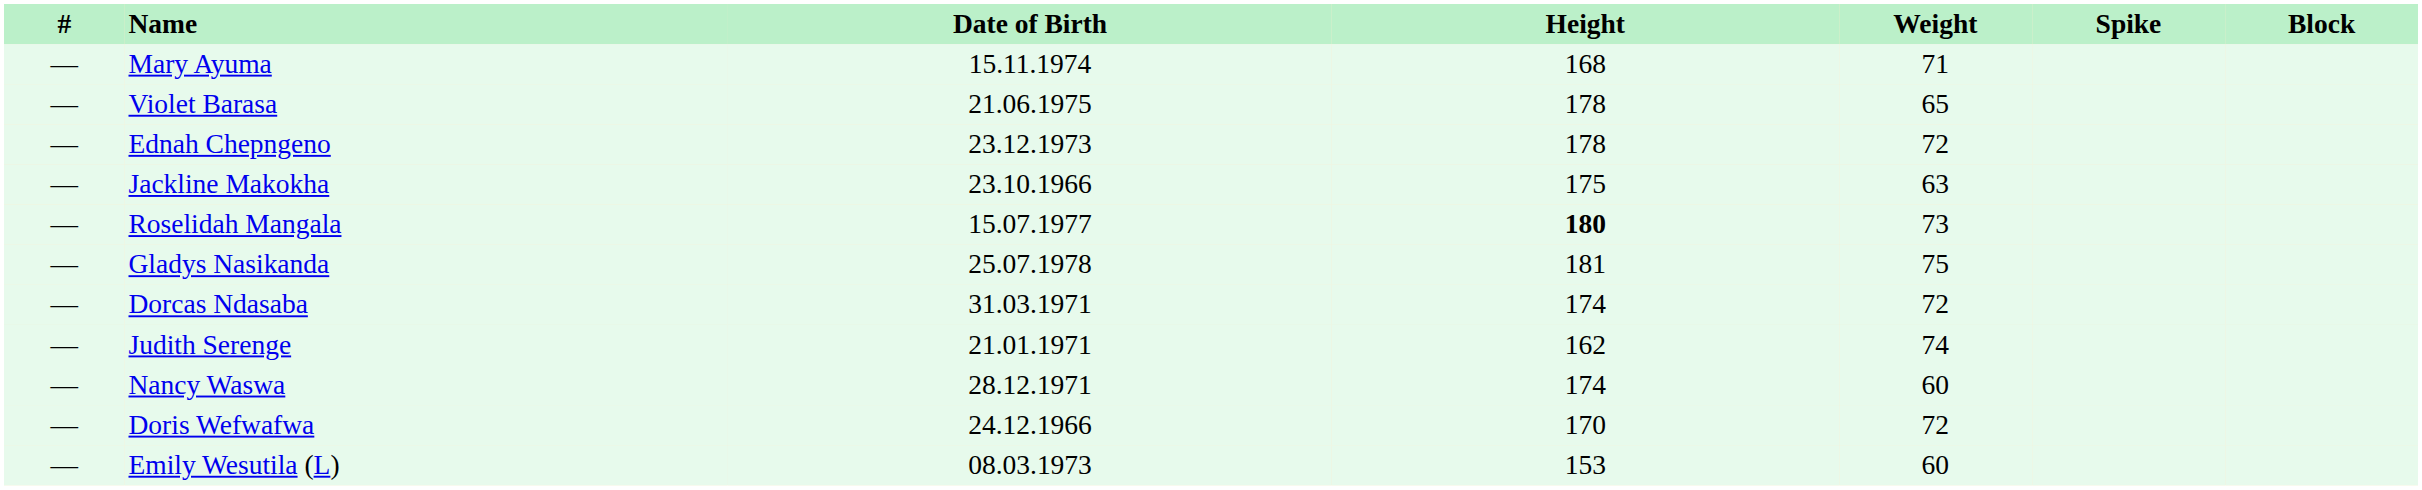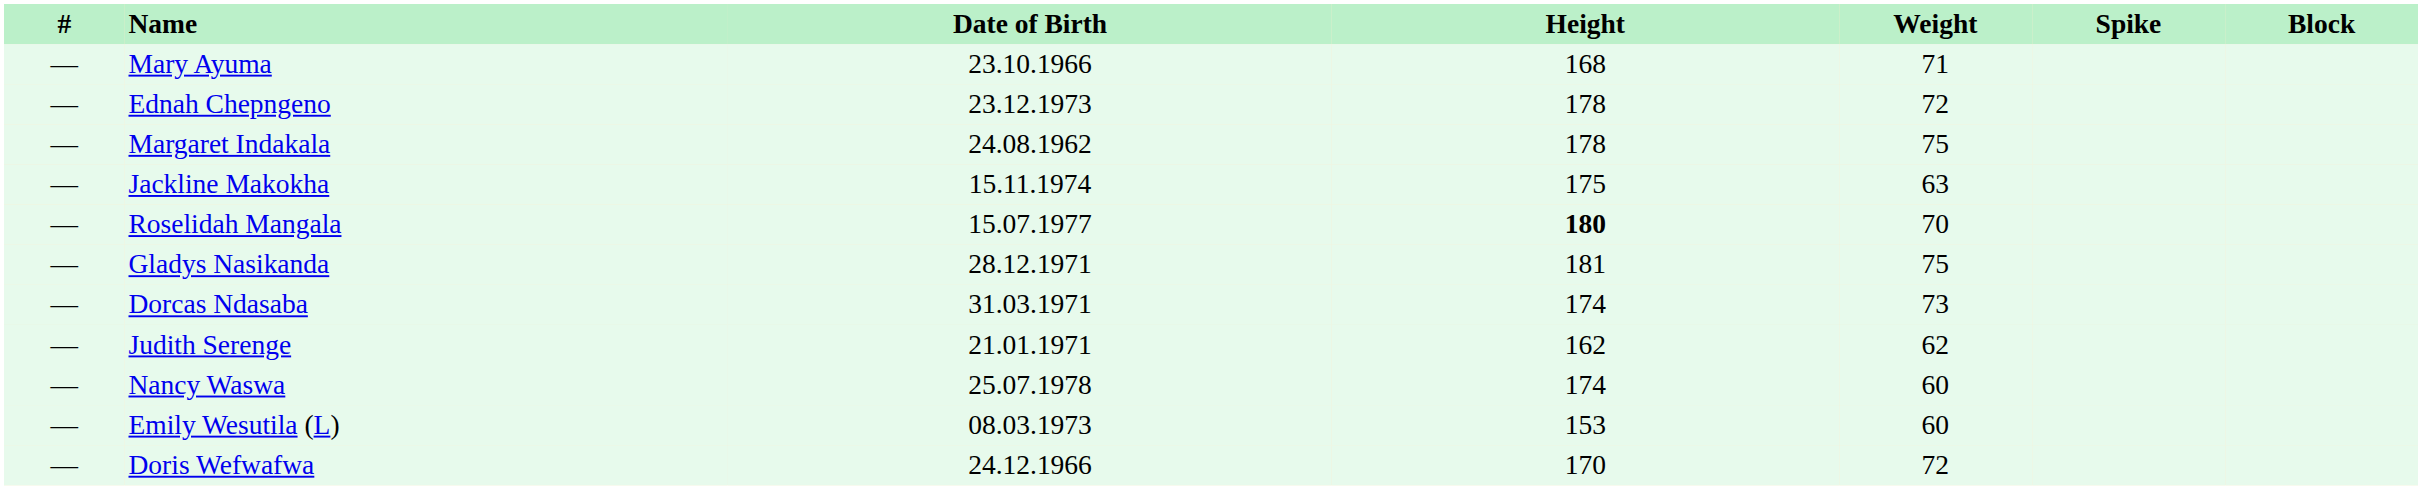(1030, 63) 15.11.1974 -> (1030, 63) 23.10.1966
- row: (203, 103)
+ row: (229, 143)
(1030, 184) 23.10.1966 -> (1030, 184) 15.11.1974
(1935, 224) 73 -> (1935, 224) 70
(1030, 264) 25.07.1978 -> (1030, 264) 28.12.1971
(1935, 304) 72 -> (1935, 304) 73
(1935, 344) 74 -> (1935, 344) 62
(1030, 384) 28.12.1971 -> (1030, 384) 25.07.1978
rows swapped: (221, 424) <-> (234, 464)
